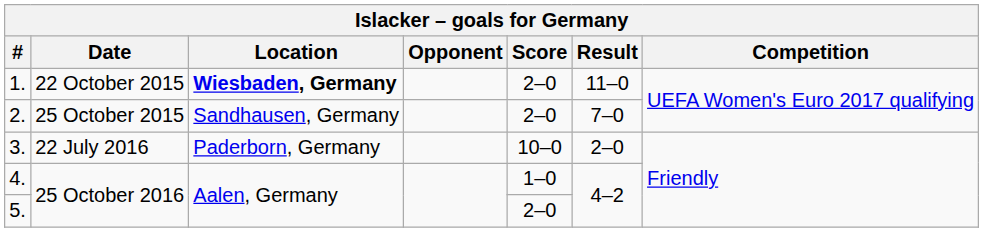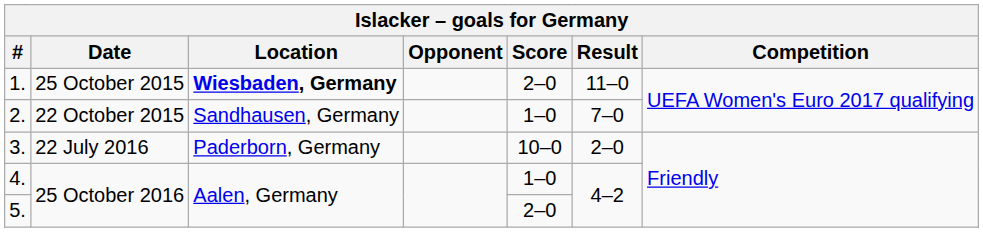(110, 83) 22 October 2015 -> (110, 83) 25 October 2015
(110, 115) 25 October 2015 -> (110, 115) 22 October 2015
(540, 115) 2–0 -> (540, 115) 1–0
